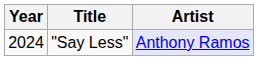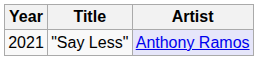(26, 42) 2024 -> (26, 42) 2021
